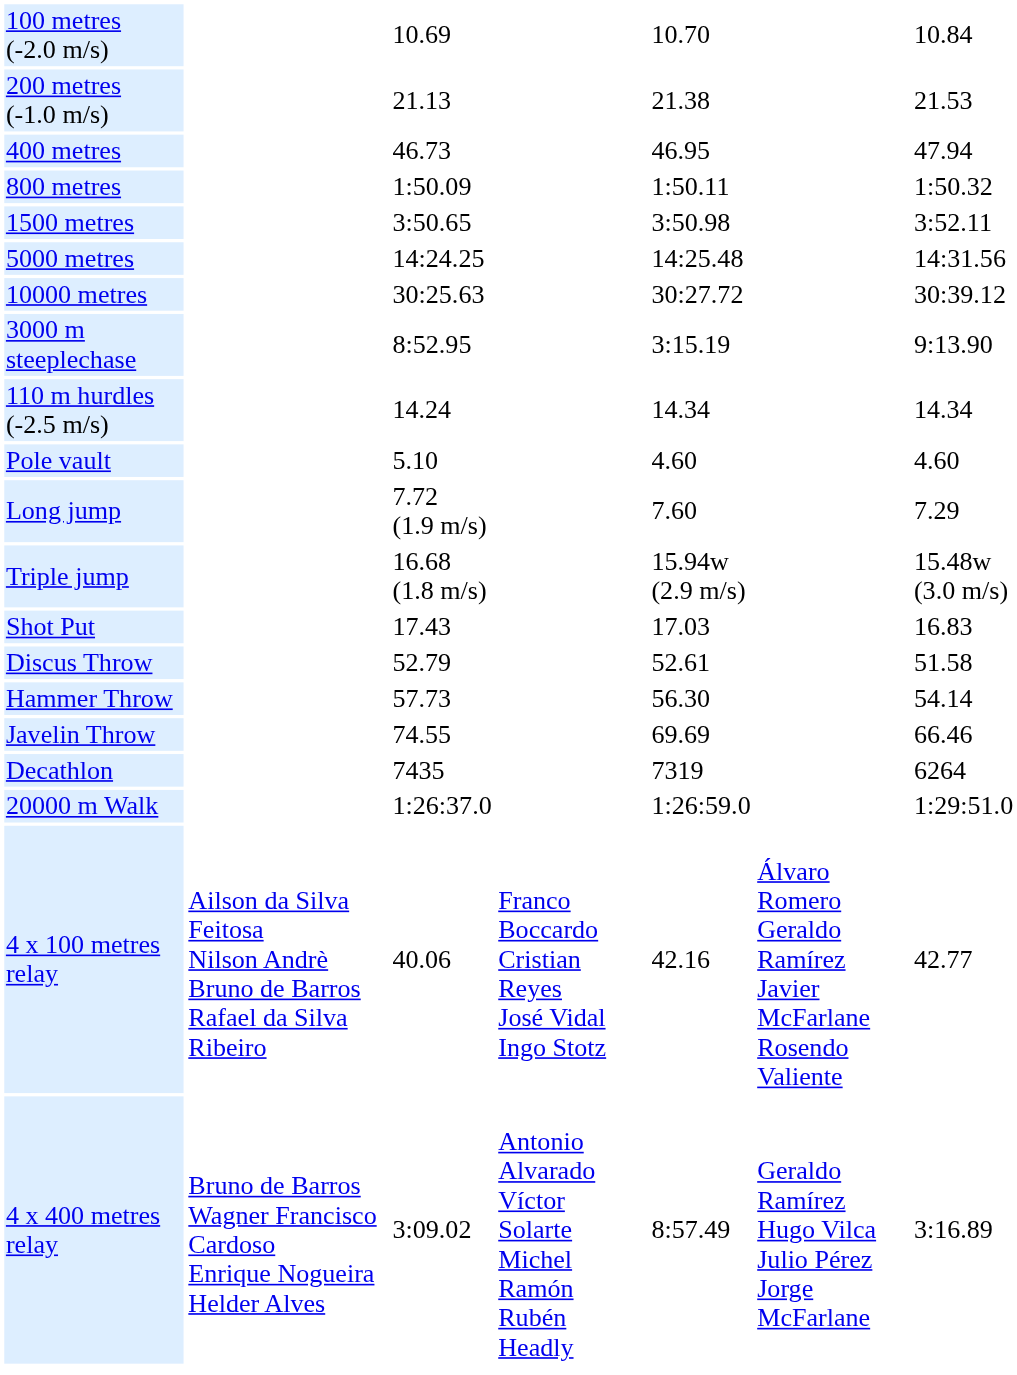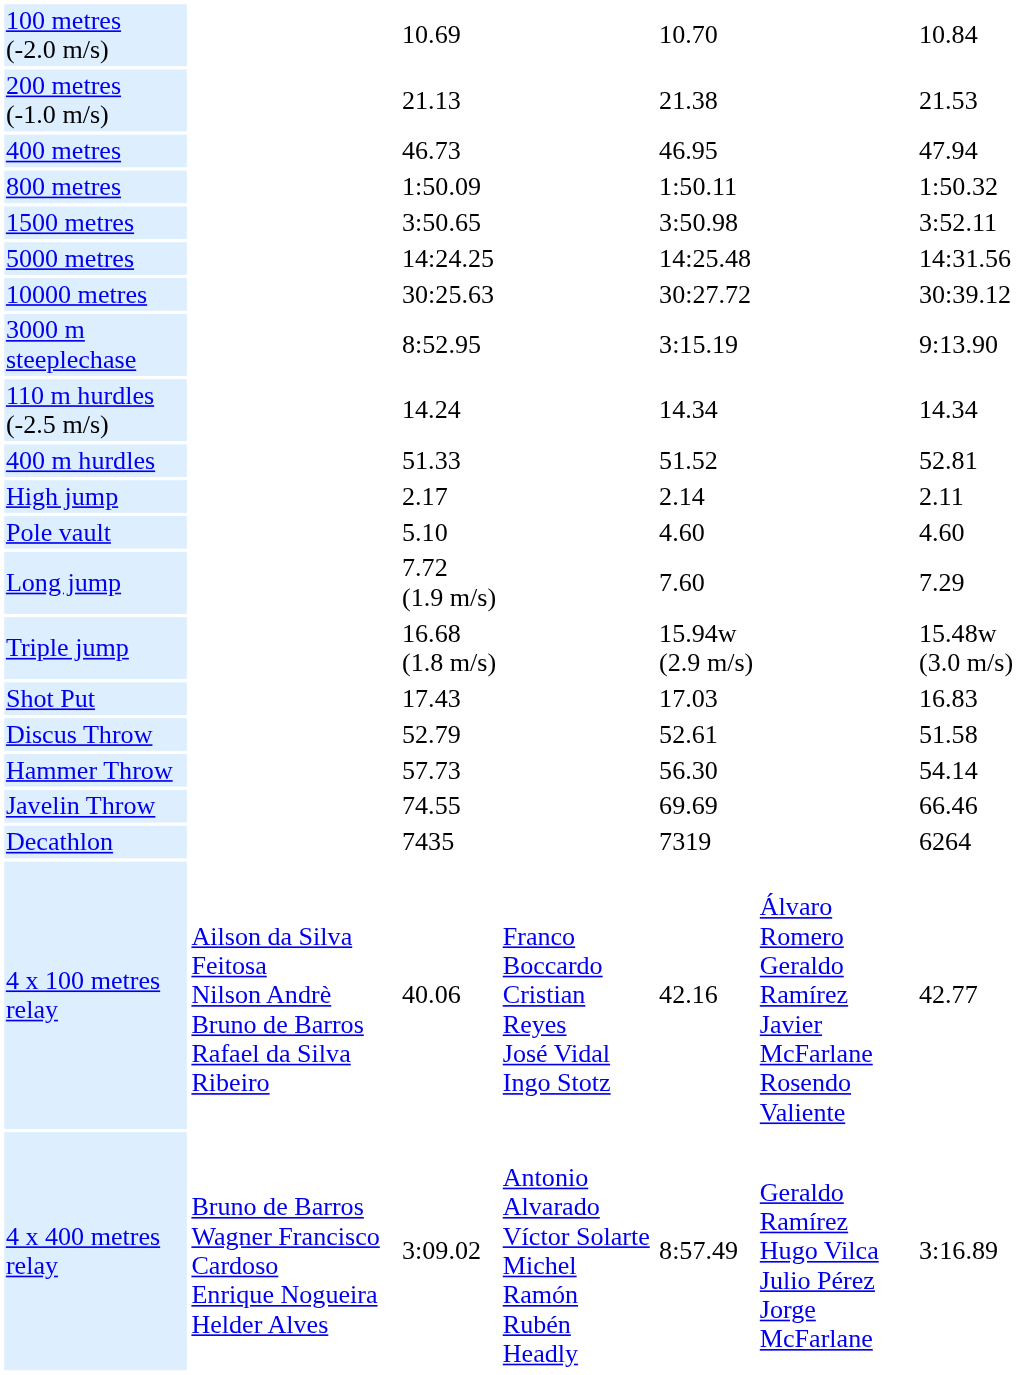+ row: (81, 460)
+ row: (62, 496)
- row: (82, 805)
